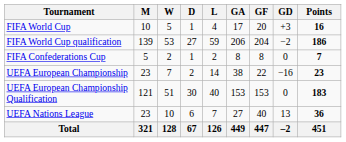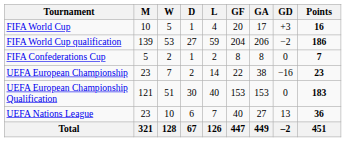columns swapped: (261, 12) <-> (238, 12)
